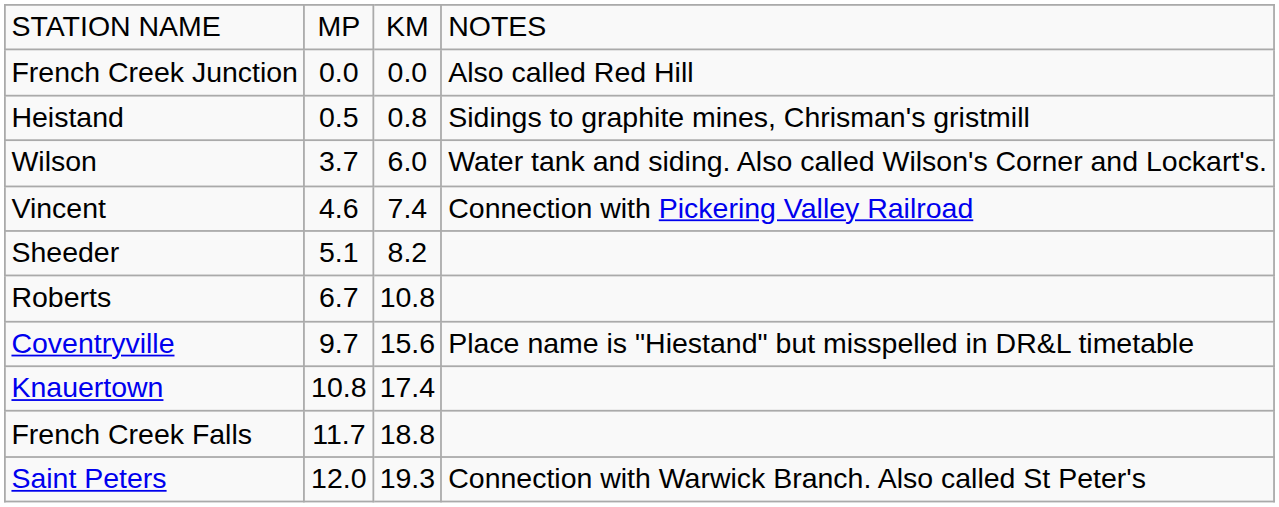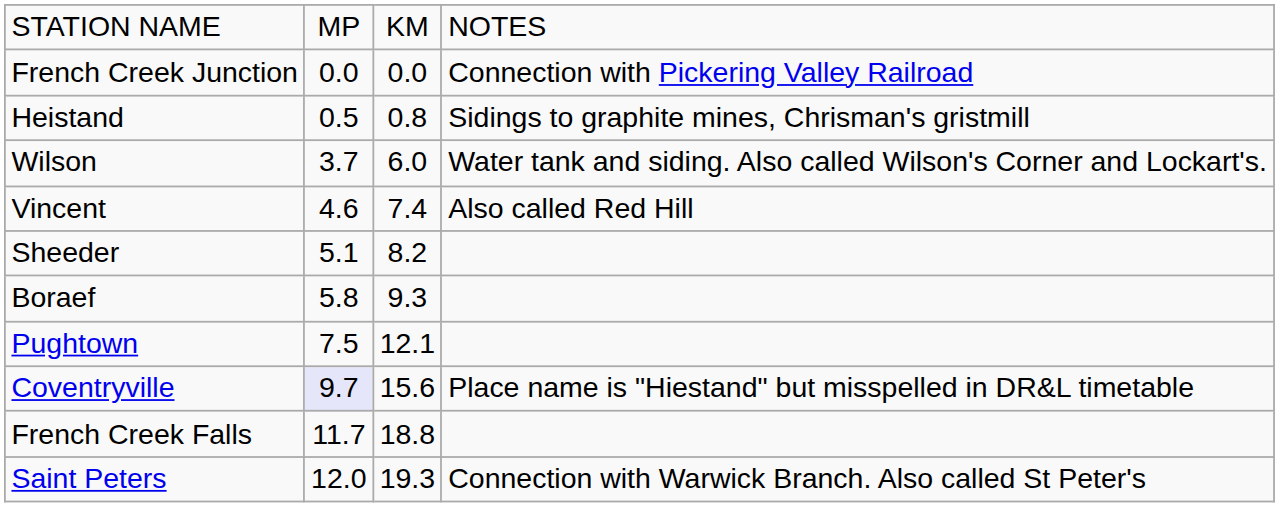(571, 72) Also called Red Hill -> (711, 72) Connection with Pickering Valley Railroad
(711, 207) Connection with Pickering Valley Railroad -> (571, 207) Also called Red Hill
+ row: (53, 298)
- row: (61, 298)
+ row: (75, 343)
(339, 343) no background -> (339, 388) lavender background
- row: (87, 388)
